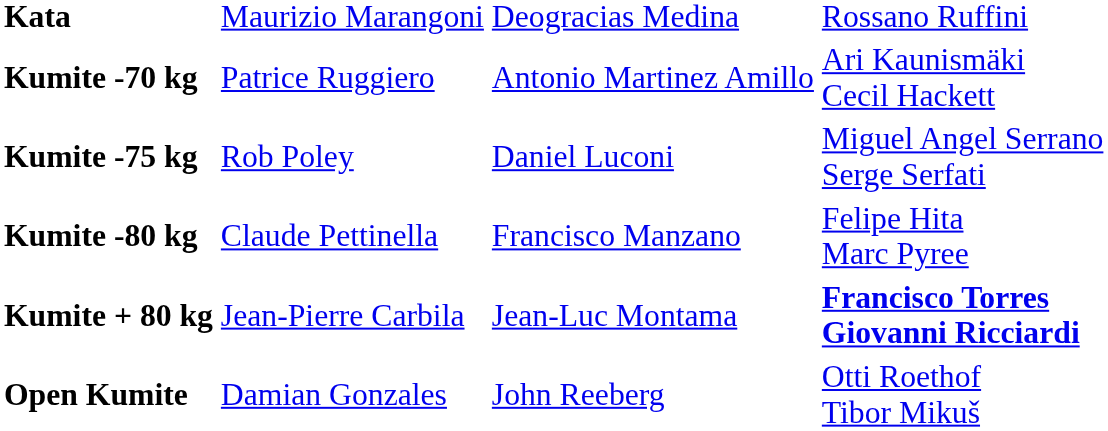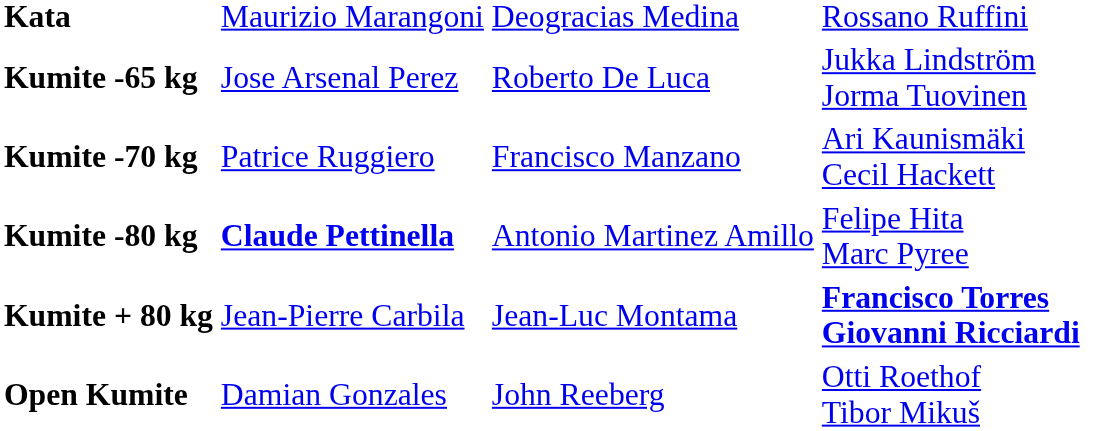+ row: (101, 77)
(653, 77) Antonio Martinez Amillo -> (616, 156) Francisco Manzano
- row: (101, 156)
(330, 236) normal -> (337, 236) bold
(616, 236) Francisco Manzano -> (653, 236) Antonio Martinez Amillo
